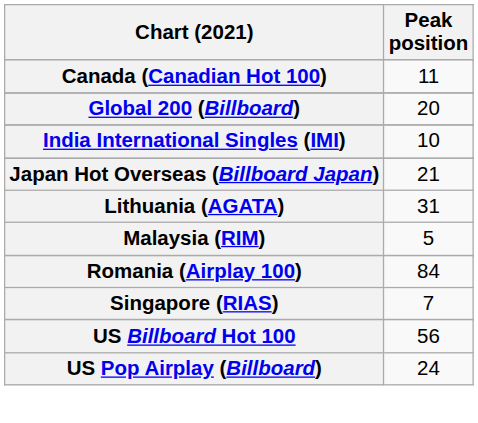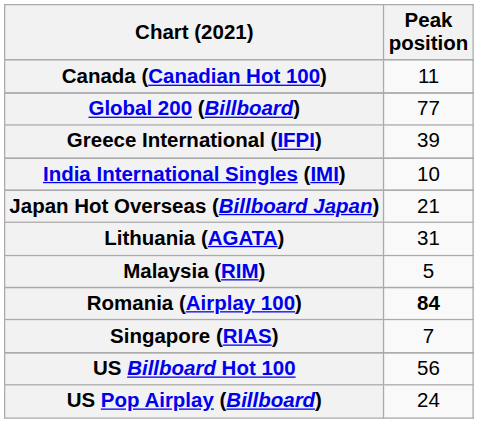(429, 108) 20 -> (429, 108) 77
+ row: (194, 141)
(429, 271) normal -> (429, 303) bold
